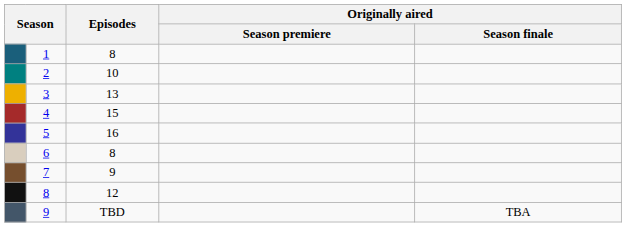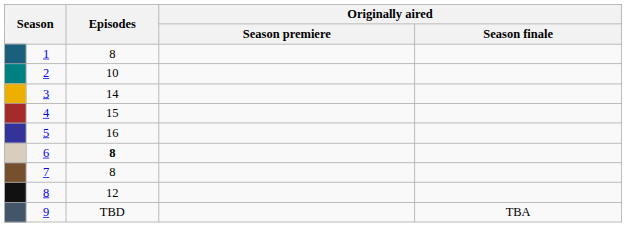(112, 93) 13 -> (112, 93) 14
(112, 152) normal -> (112, 152) bold
(112, 172) 9 -> (112, 172) 8
